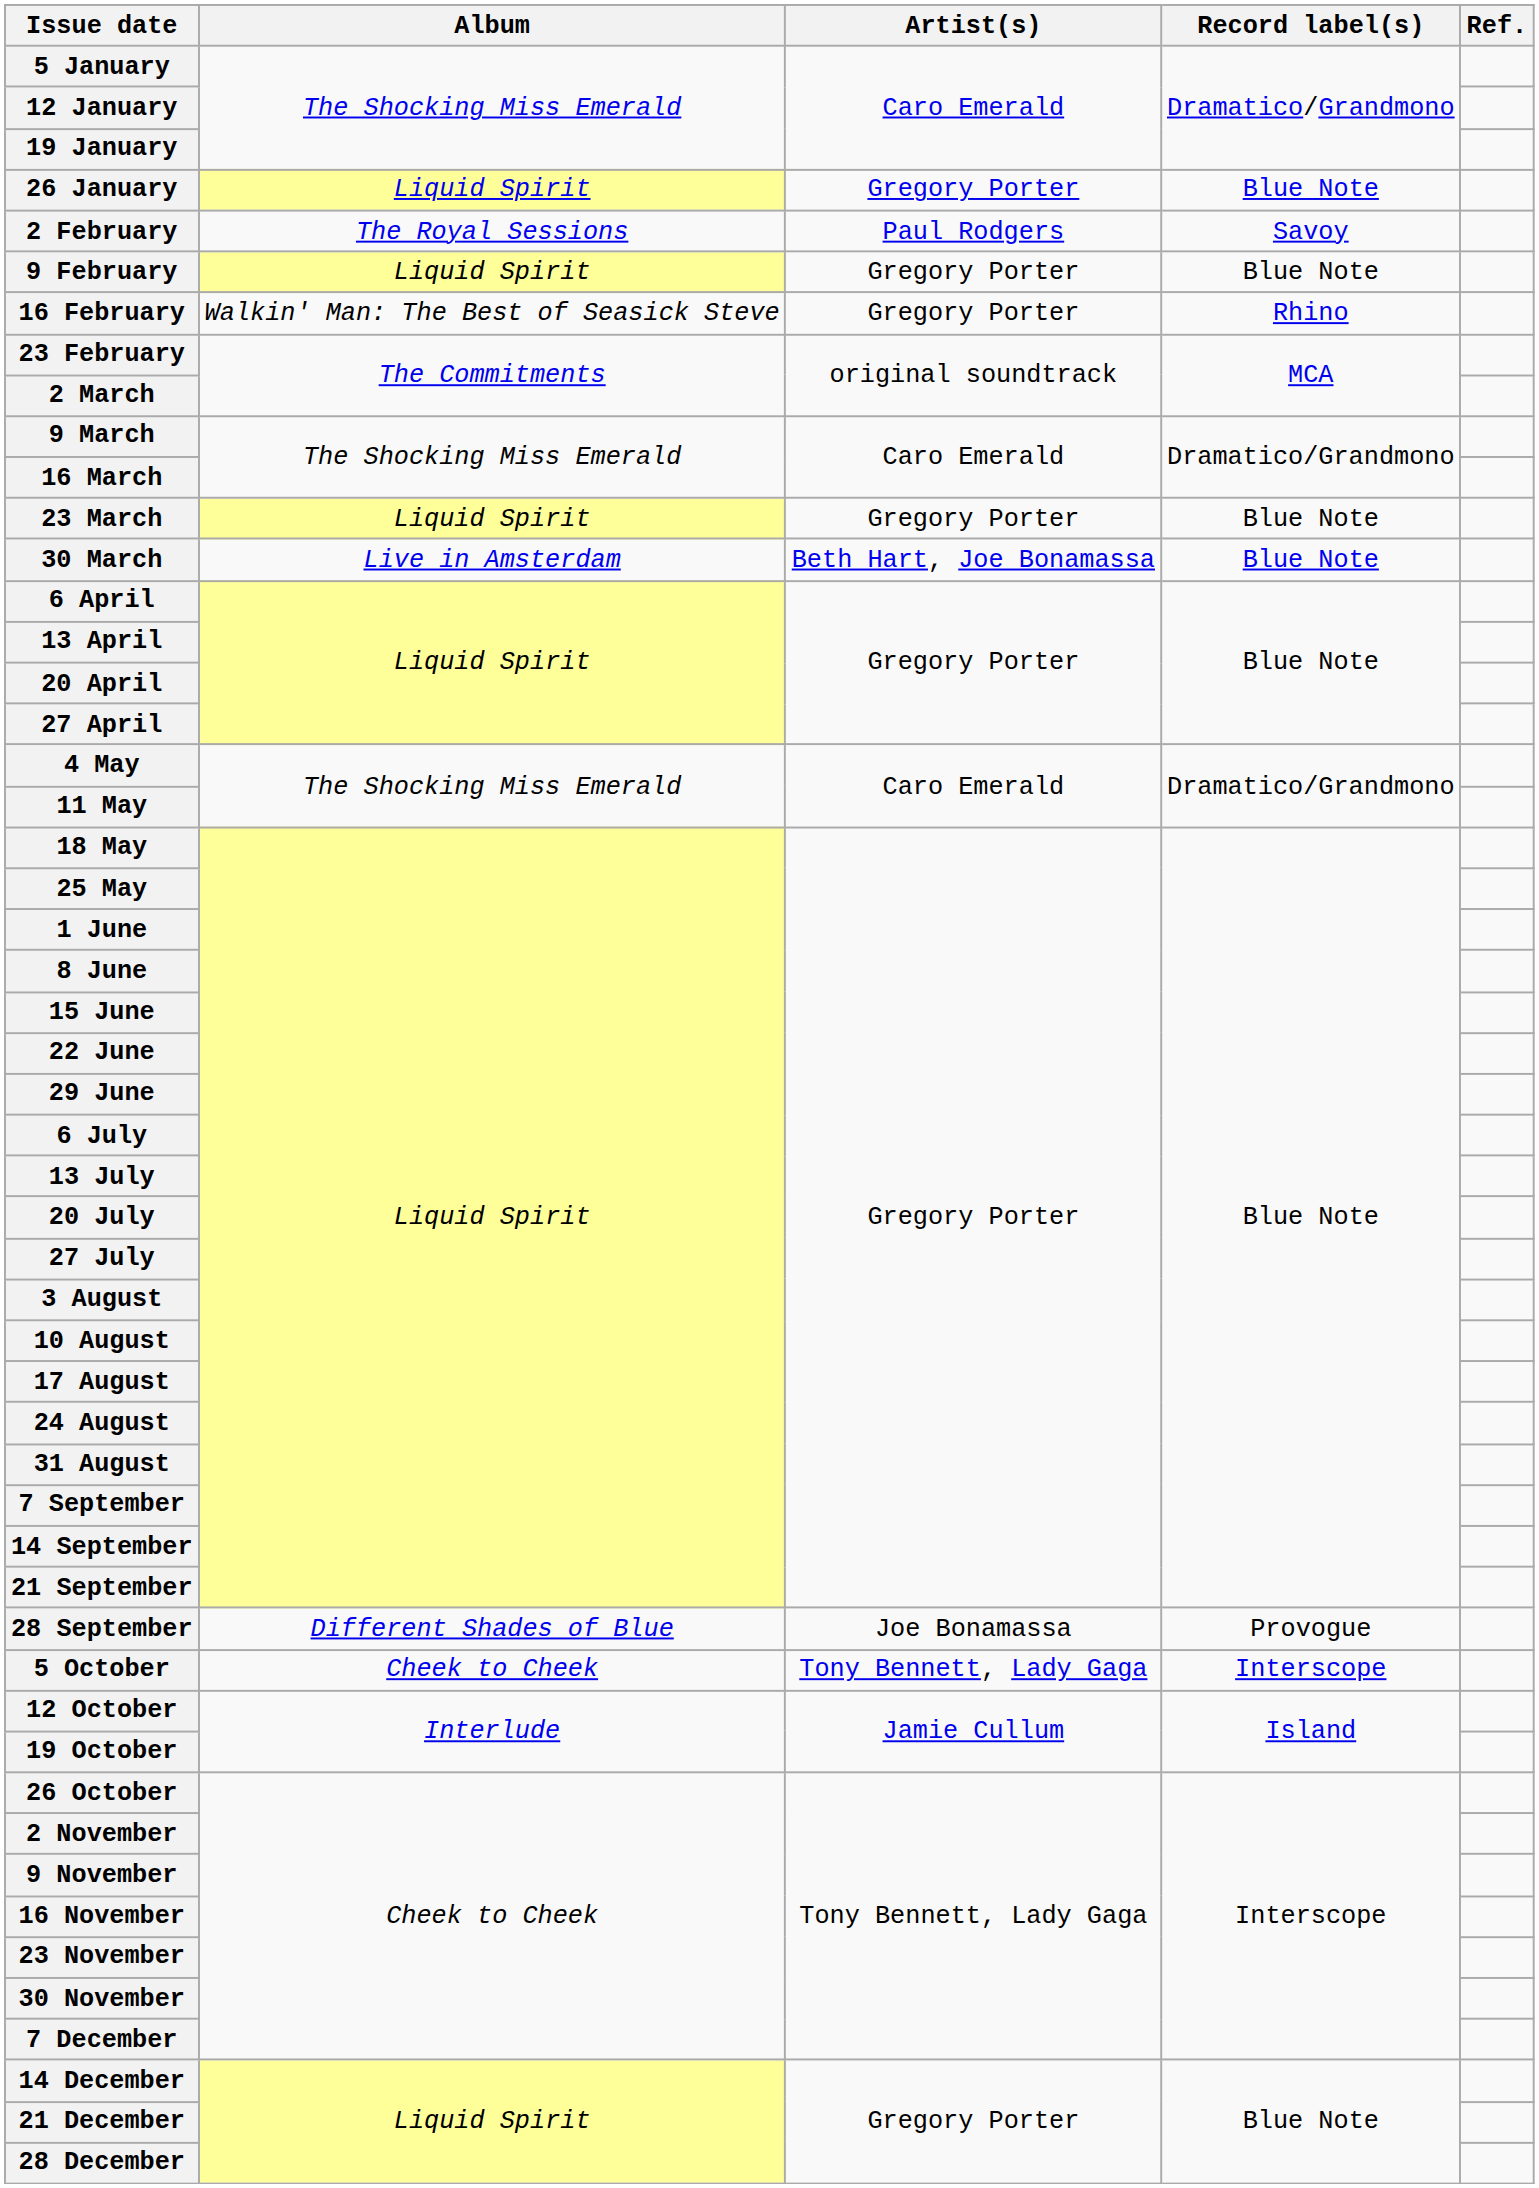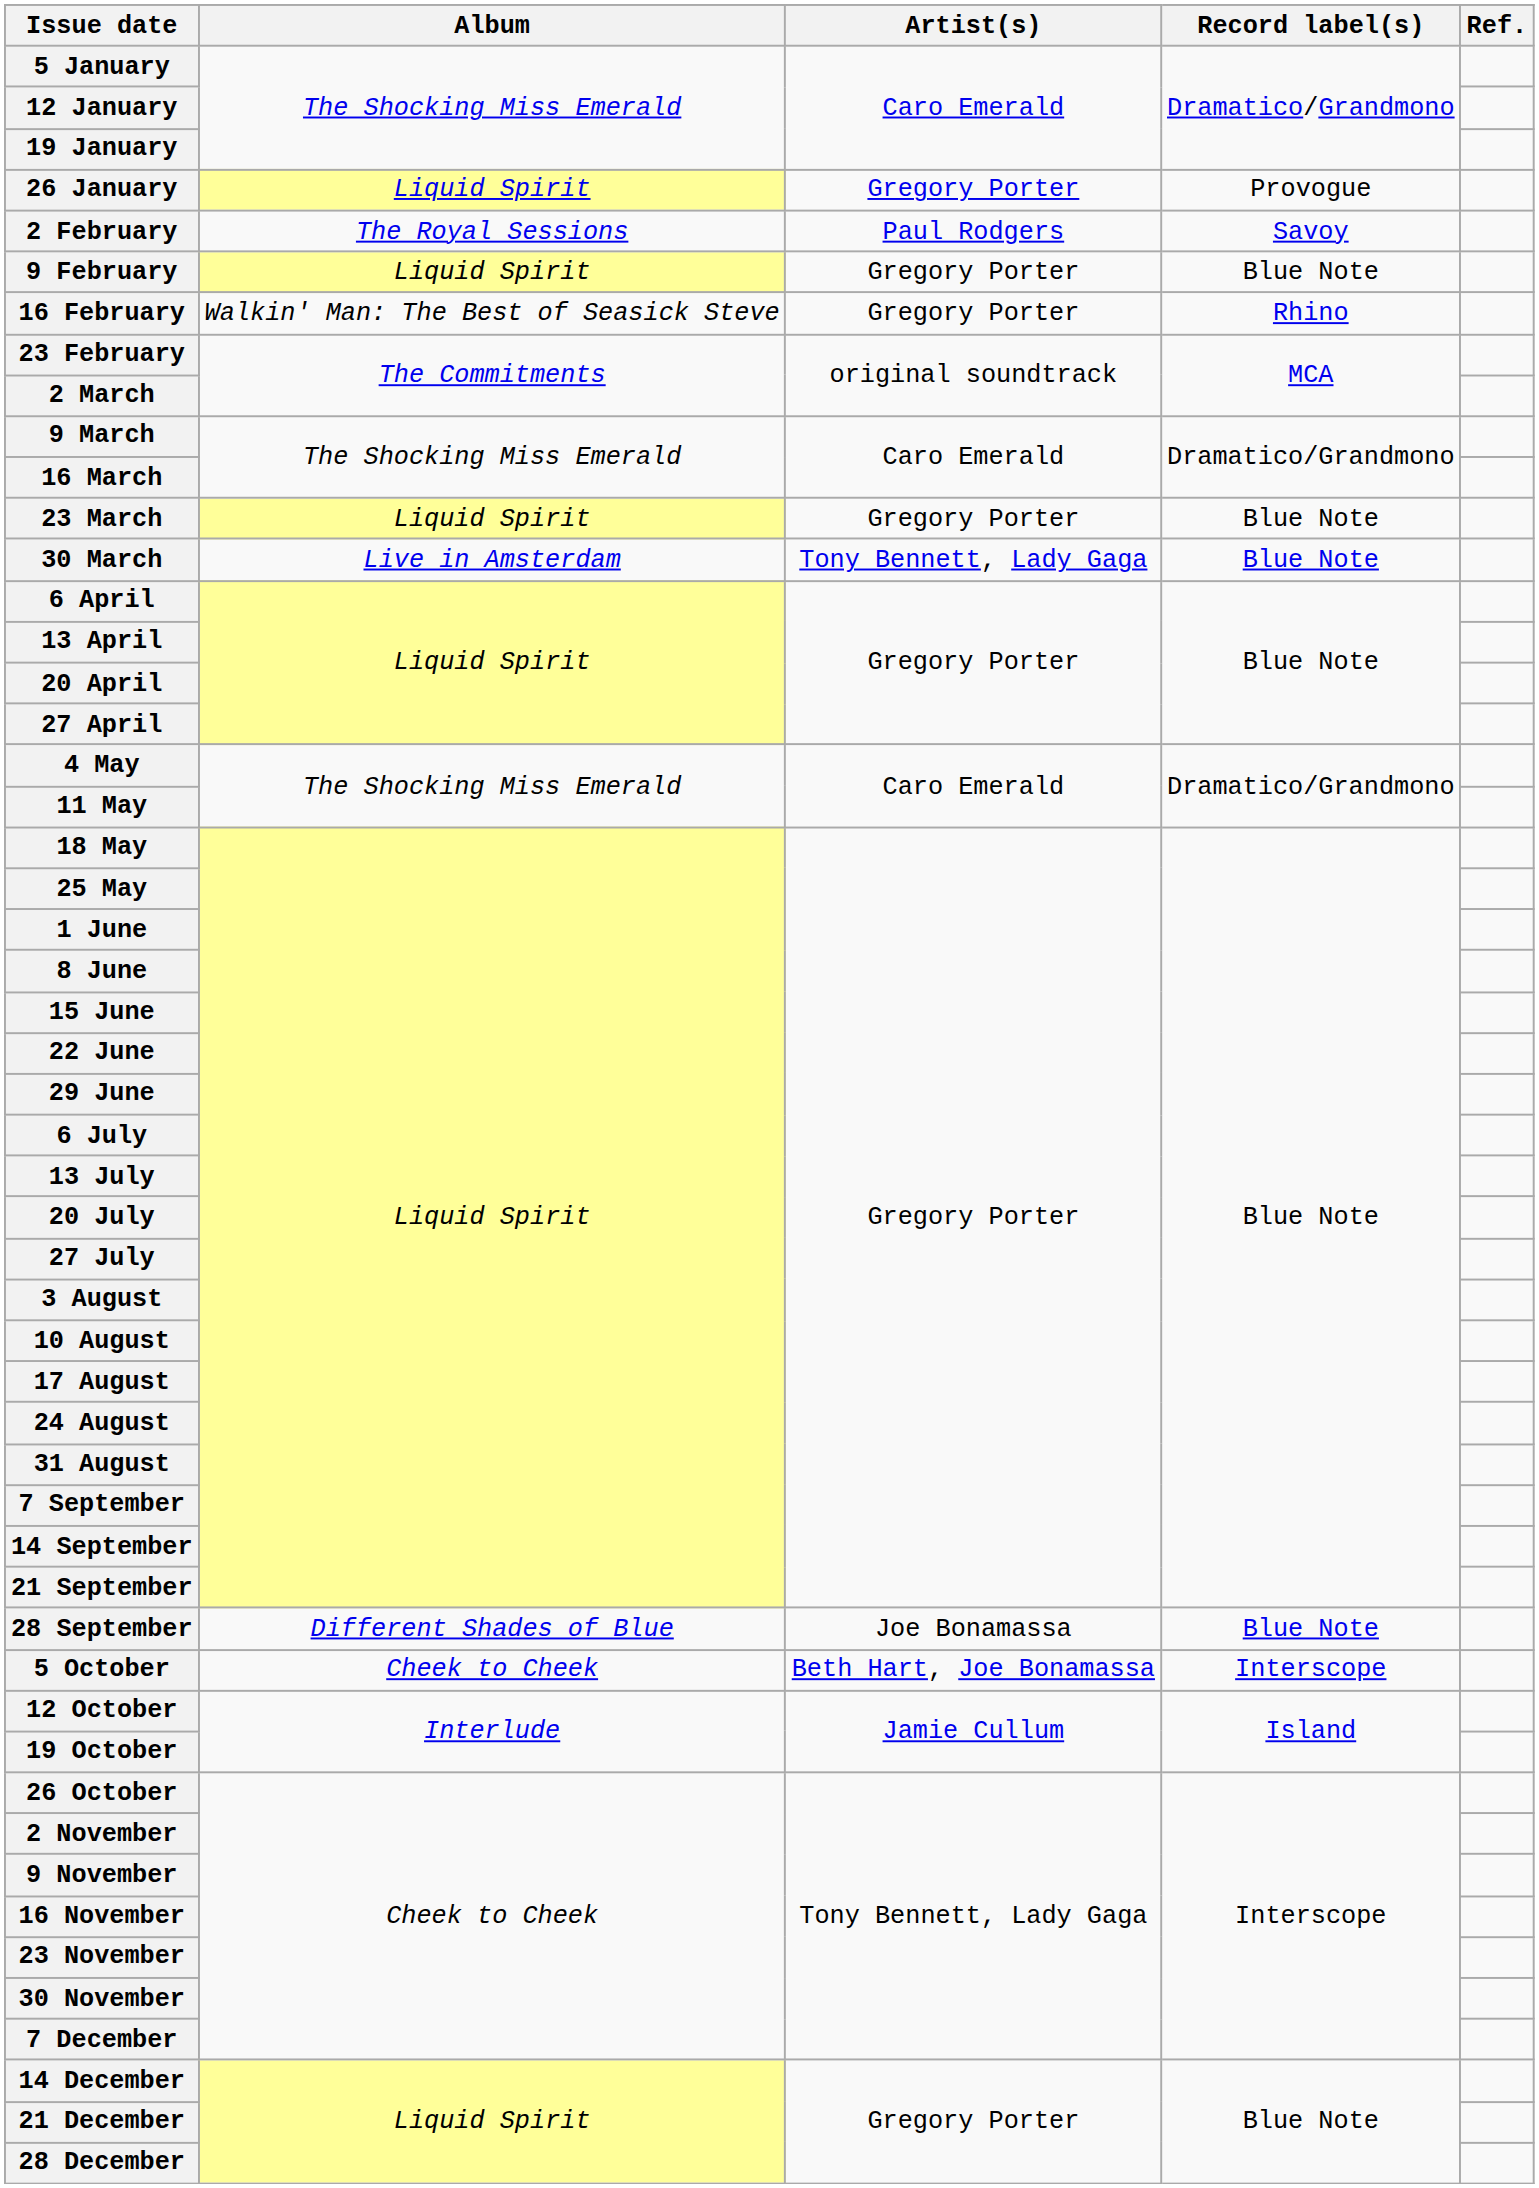(1311, 190) Blue Note -> (1311, 190) Provogue
(973, 560) Beth Hart, Joe Bonamassa -> (973, 560) Tony Bennett, Lady Gaga
(1311, 1629) Provogue -> (1311, 1629) Blue Note
(973, 1670) Tony Bennett, Lady Gaga -> (973, 1670) Beth Hart, Joe Bonamassa
